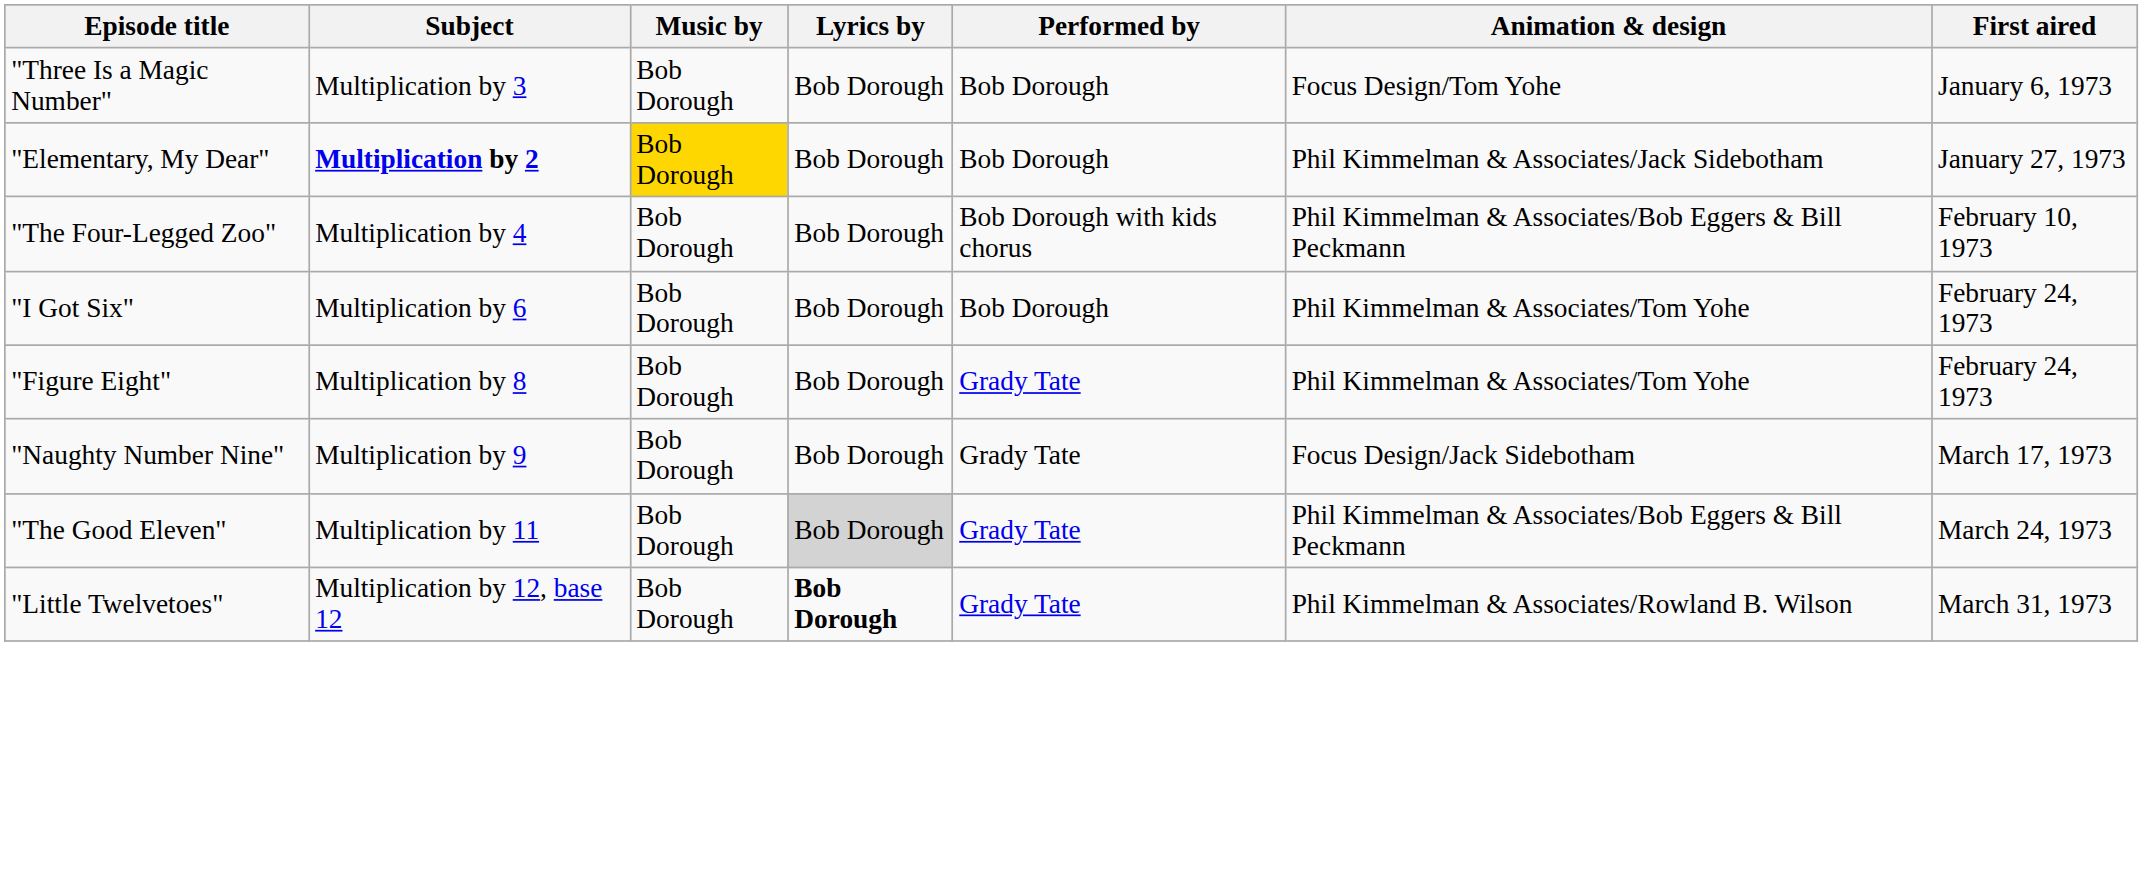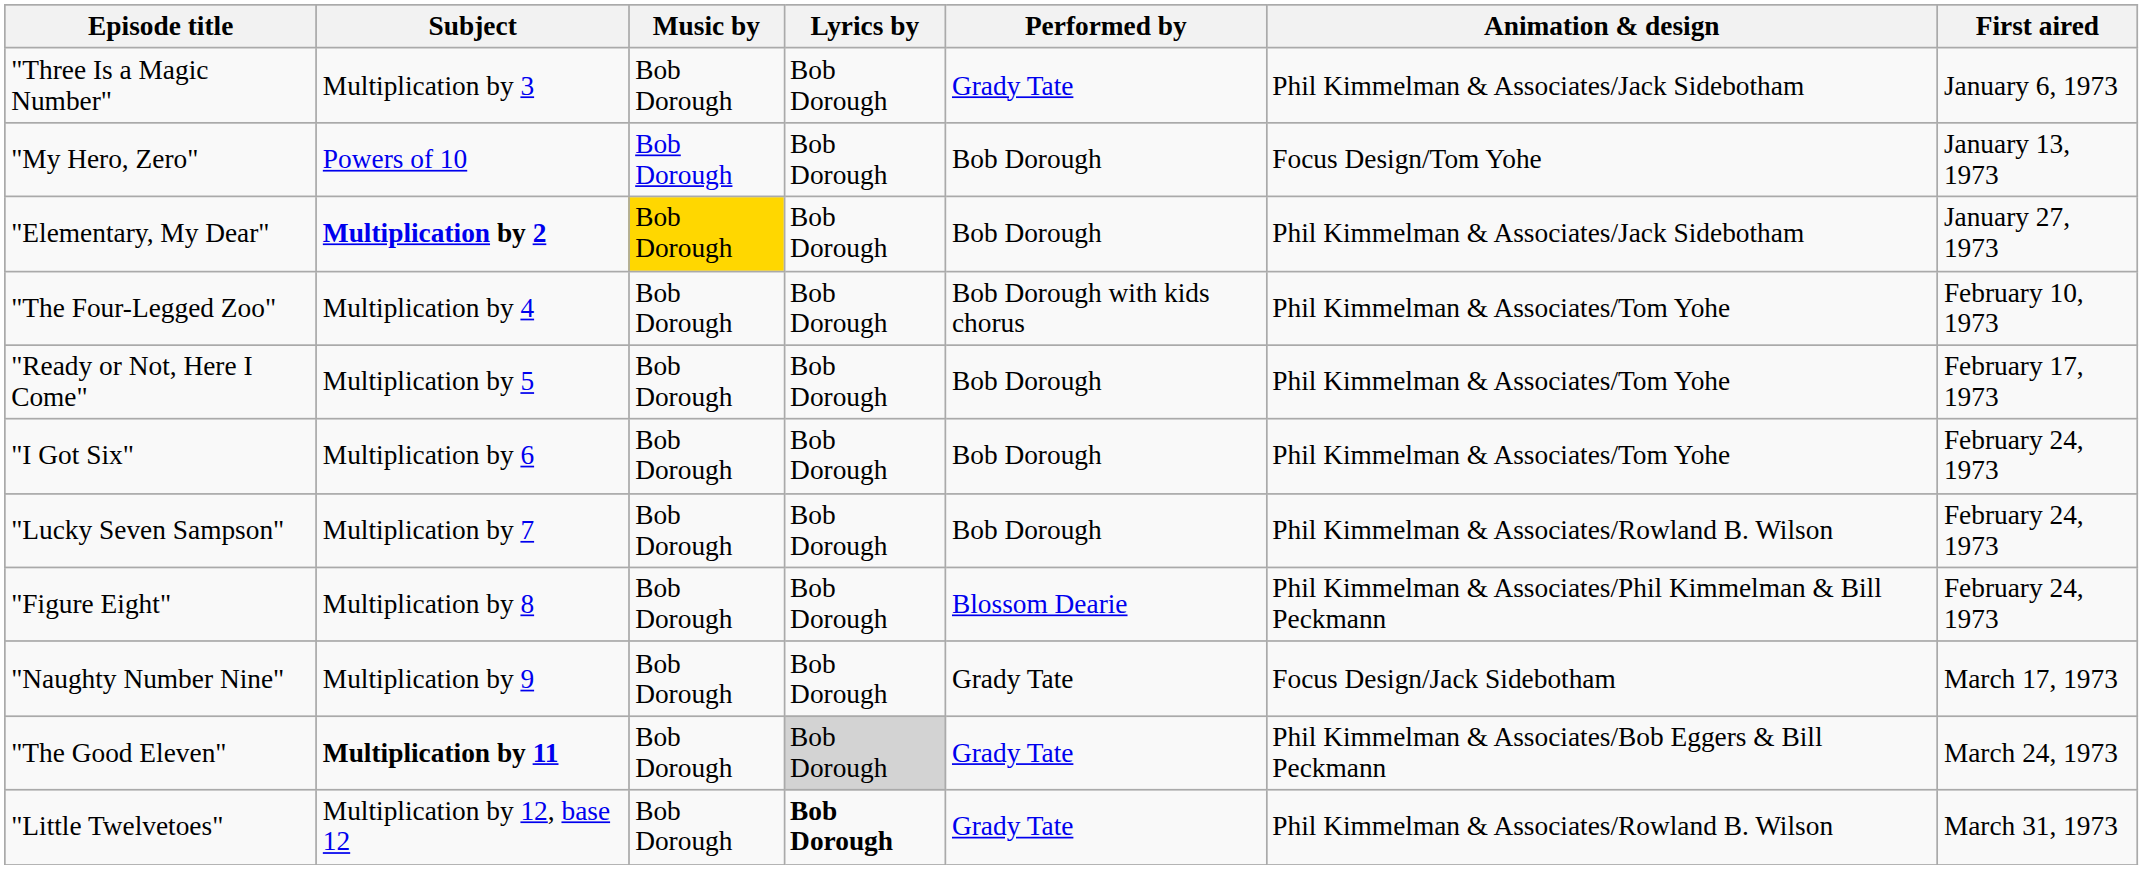(1034, 84) Bob Dorough -> (1013, 84) Grady Tate
(1426, 84) Focus Design/Tom Yohe -> (1538, 84) Phil Kimmelman & Associates/Jack Sidebotham
+ row: (105, 159)
(1567, 233) Phil Kimmelman & Associates/Bob Eggers & Bill Peckmann -> (1501, 307) Phil Kimmelman & Associates/Tom Yohe
+ row: (132, 381)
+ row: (148, 530)
(1020, 381) Grady Tate -> (1040, 604) Blossom Dearie
(1521, 381) Phil Kimmelman & Associates/Tom Yohe -> (1577, 604) Phil Kimmelman & Associates/Phil Kimmelman & Bill Peckmann
(427, 530) normal -> (441, 752) bold
